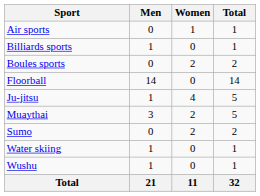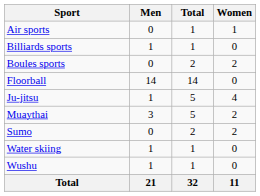columns swapped: (193, 13) <-> (234, 13)
